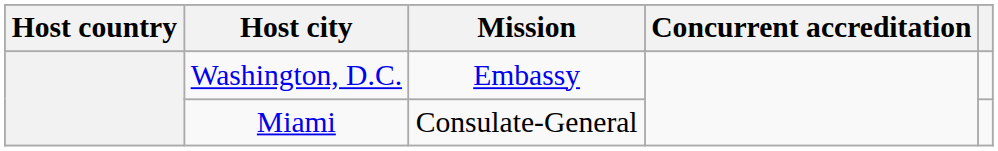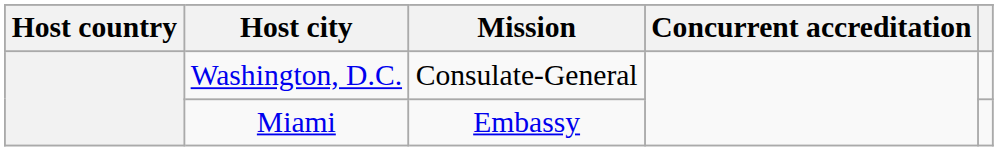(527, 74) Embassy -> (527, 74) Consulate-General
(527, 121) Consulate-General -> (527, 121) Embassy
